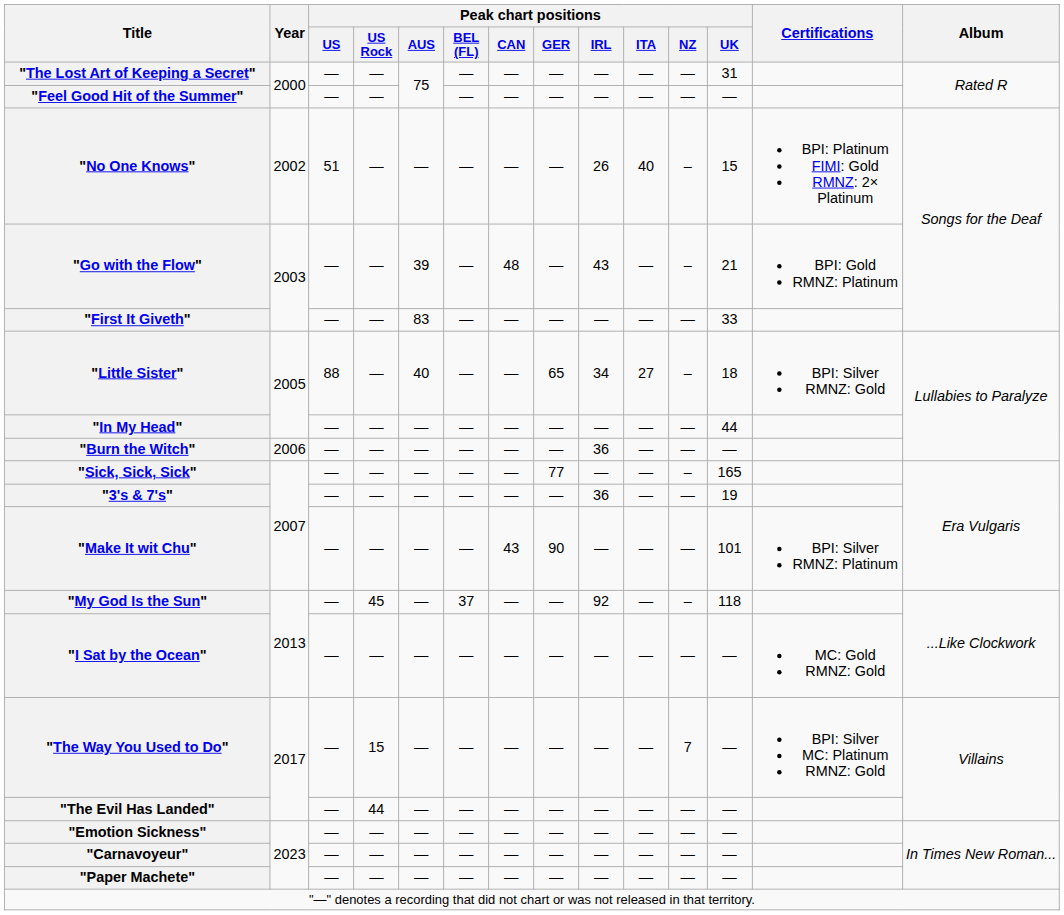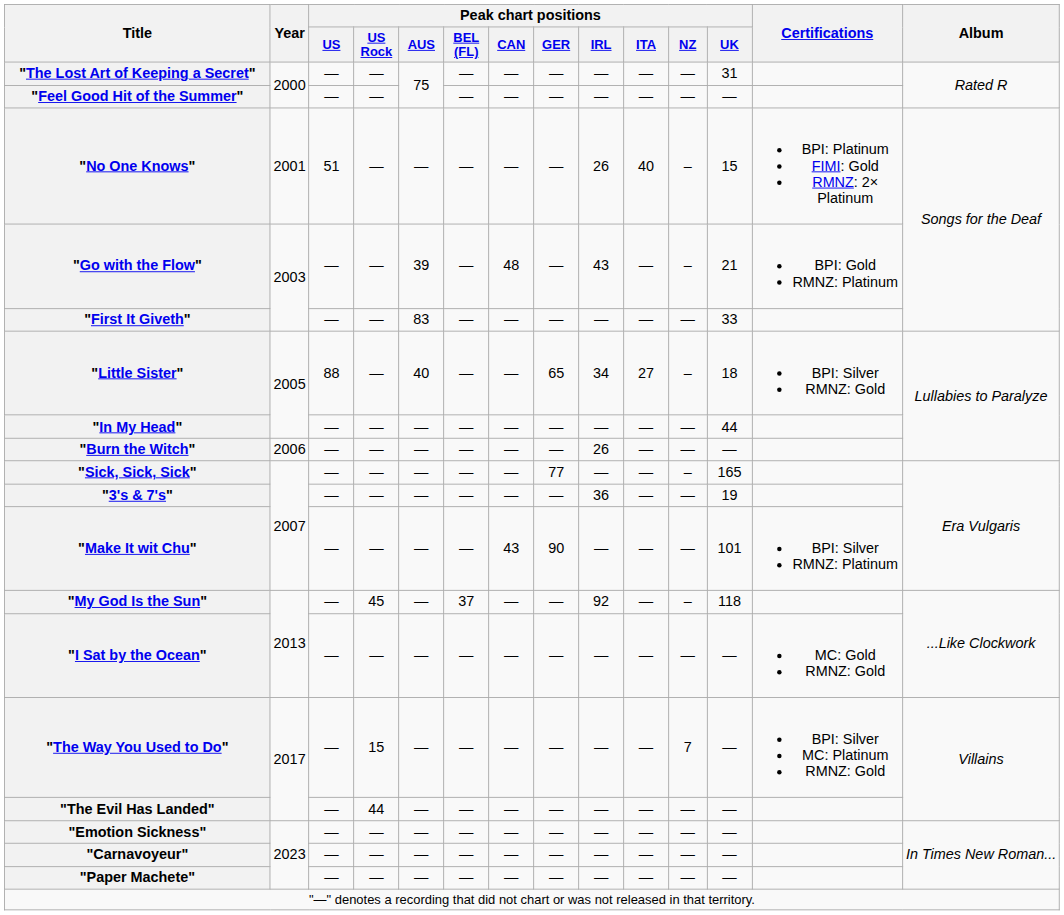(290, 166) 2002 -> (290, 166) 2001
(601, 449) 36 -> (601, 449) 26
